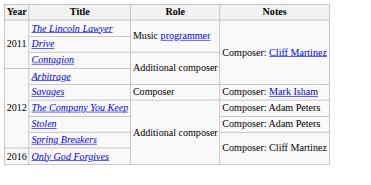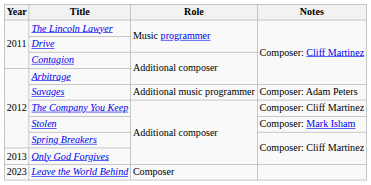(154, 92) Composer -> (194, 92) Additional music programmer
(270, 92) Composer: Mark Isham -> (309, 92) Composer: Adam Peters
(271, 108) Composer: Adam Peters -> (312, 108) Composer: Cliff Martinez
(271, 124) Composer: Adam Peters -> (307, 124) Composer: Mark Isham
(17, 156) 2016 -> (17, 156) 2013
+ row: (80, 172)
